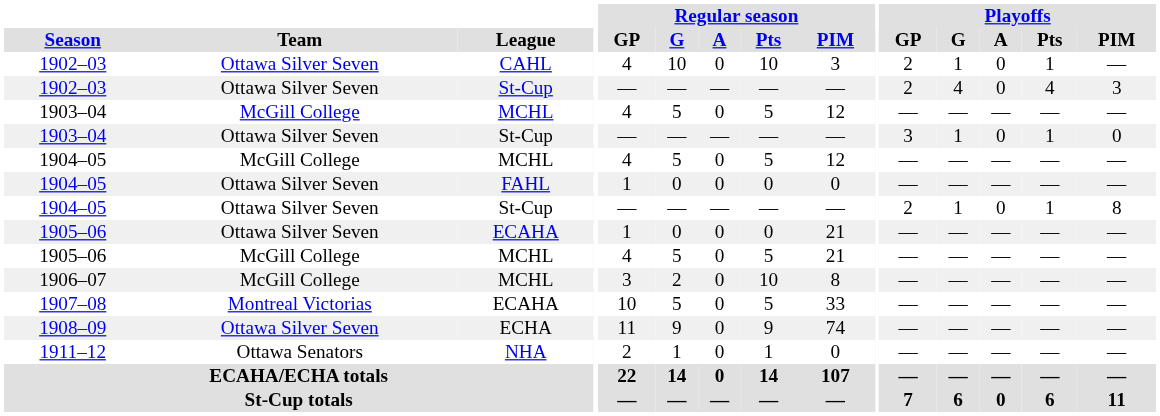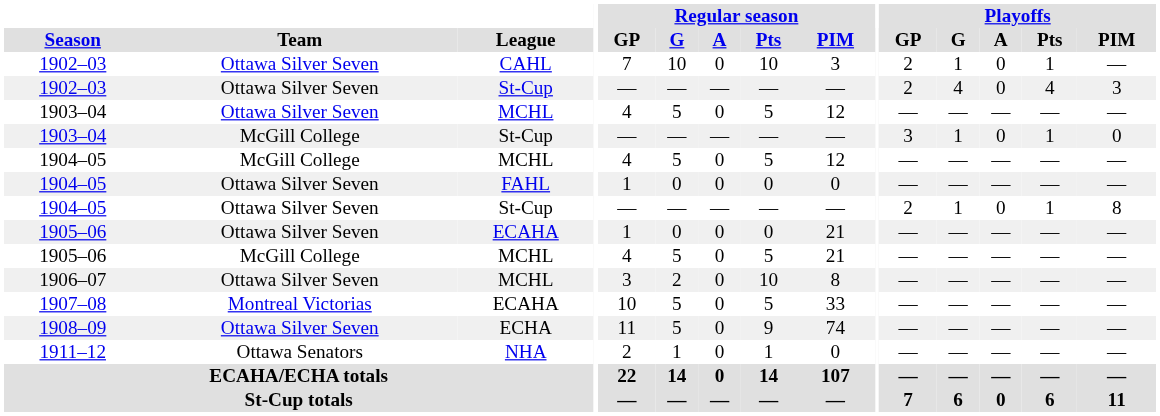(627, 63) 4 -> (627, 63) 7
(300, 111) McGill College -> (300, 111) Ottawa Silver Seven
(300, 135) Ottawa Silver Seven -> (300, 135) McGill College
(300, 279) McGill College -> (300, 279) Ottawa Silver Seven
(677, 327) 9 -> (677, 327) 5
